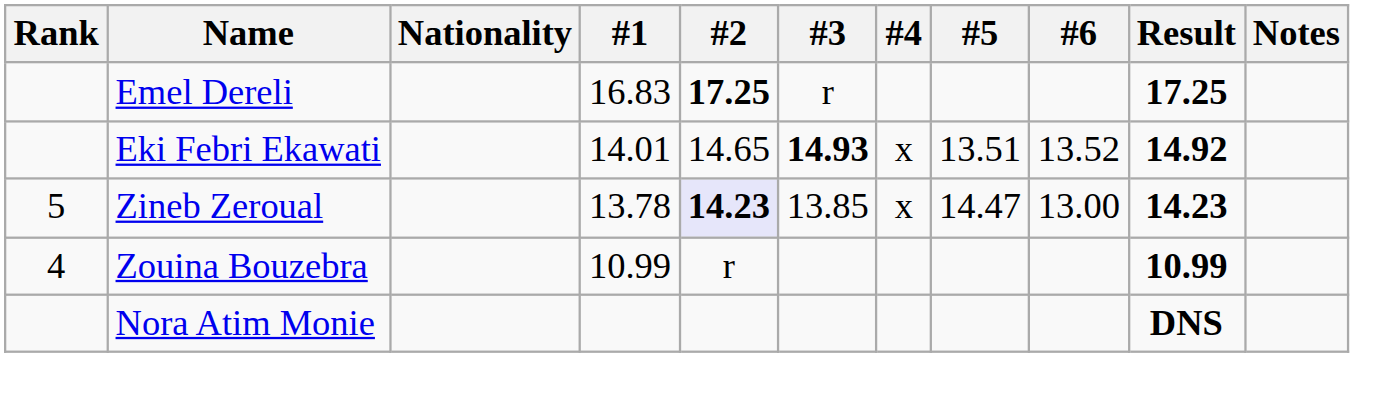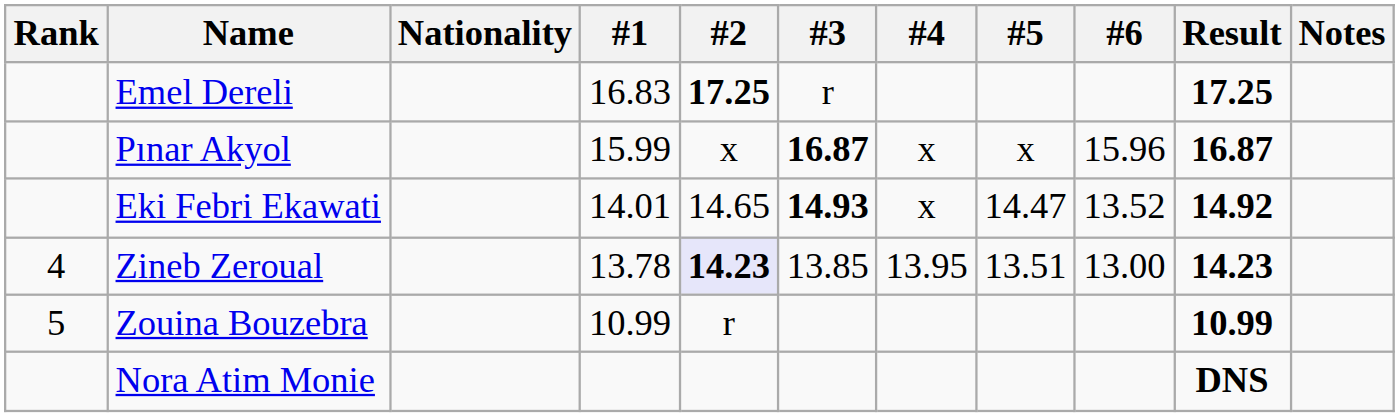+ row: (203, 149)
(980, 149) 13.51 -> (1026, 206) 14.47
(56, 206) 5 -> (56, 264) 4
(904, 206) x -> (927, 264) 13.95
(980, 206) 14.47 -> (1026, 264) 13.51
(56, 264) 4 -> (56, 322) 5
